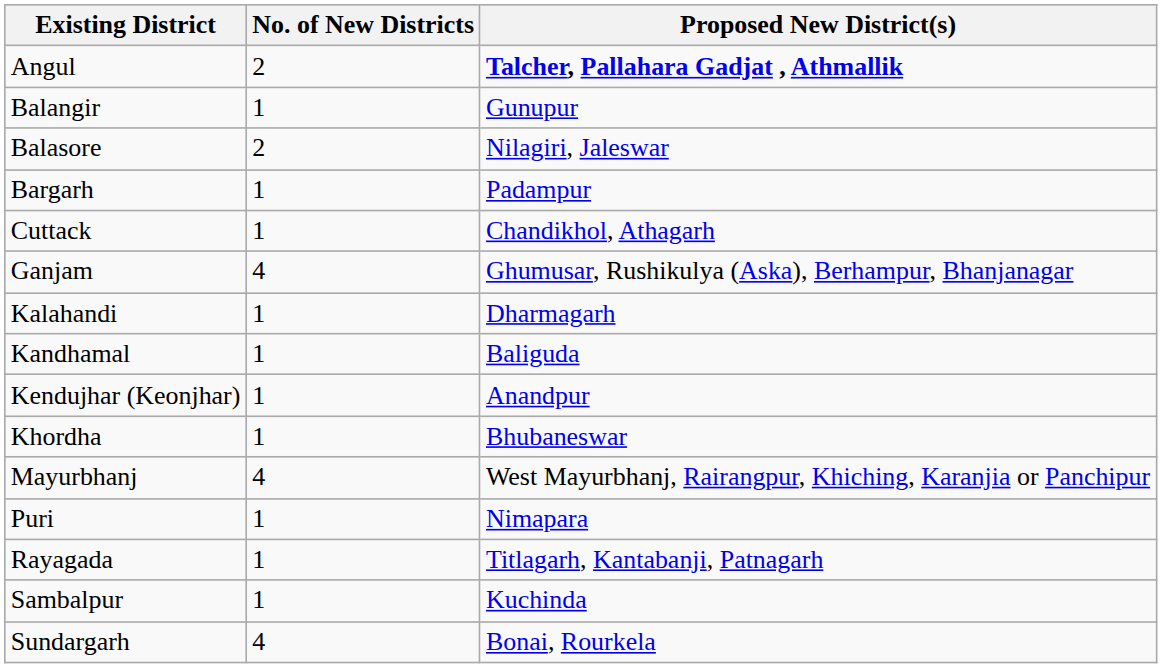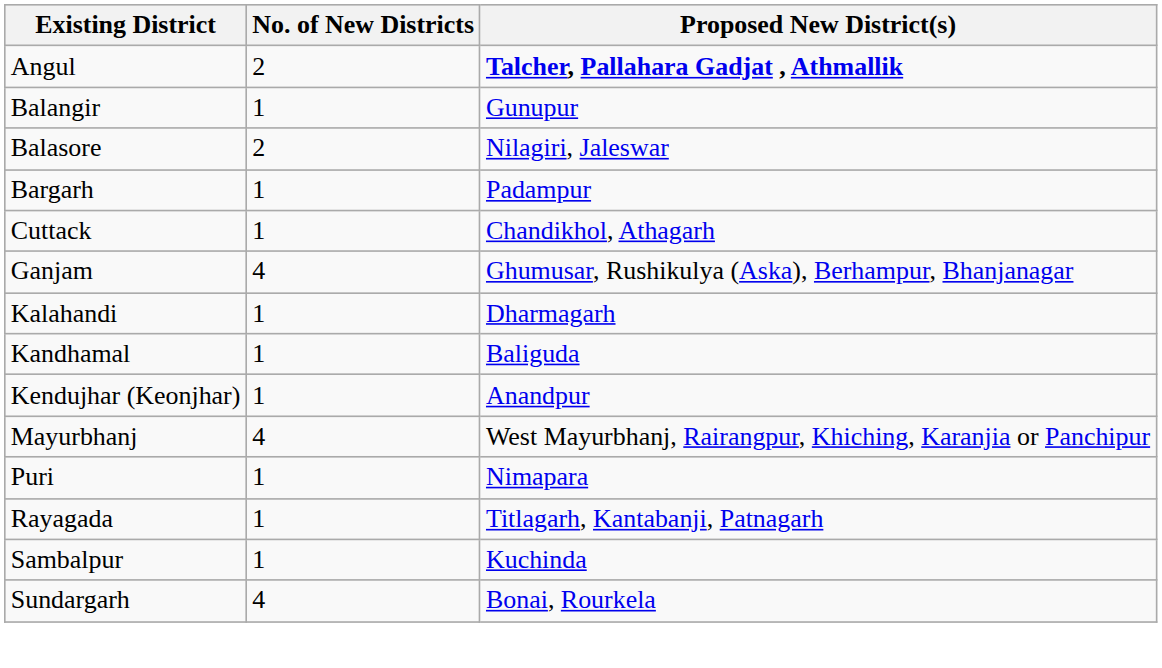- row: (56, 436)
